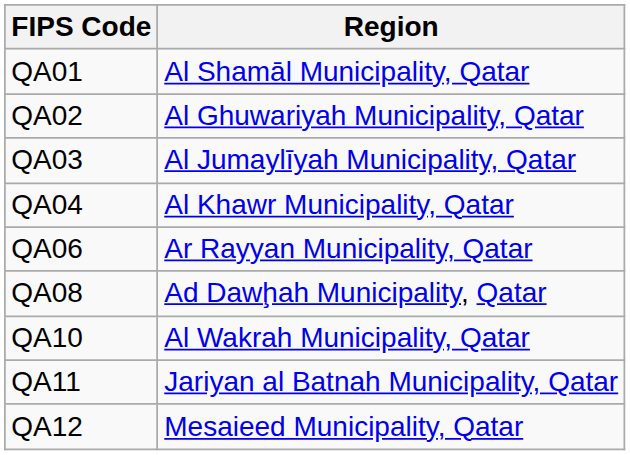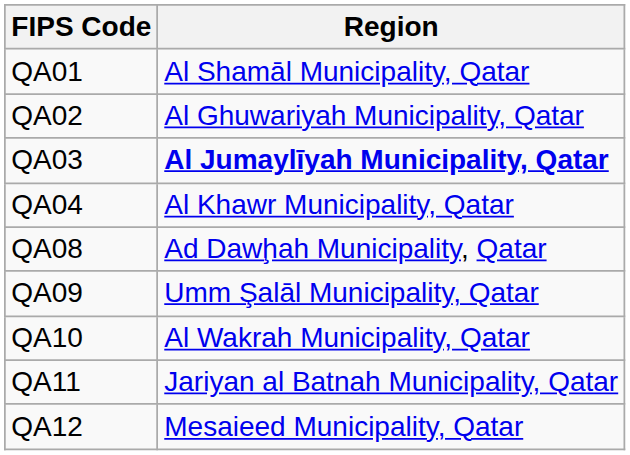(370, 159) normal -> (387, 159) bold
- row: (47, 248)
+ row: (47, 293)
